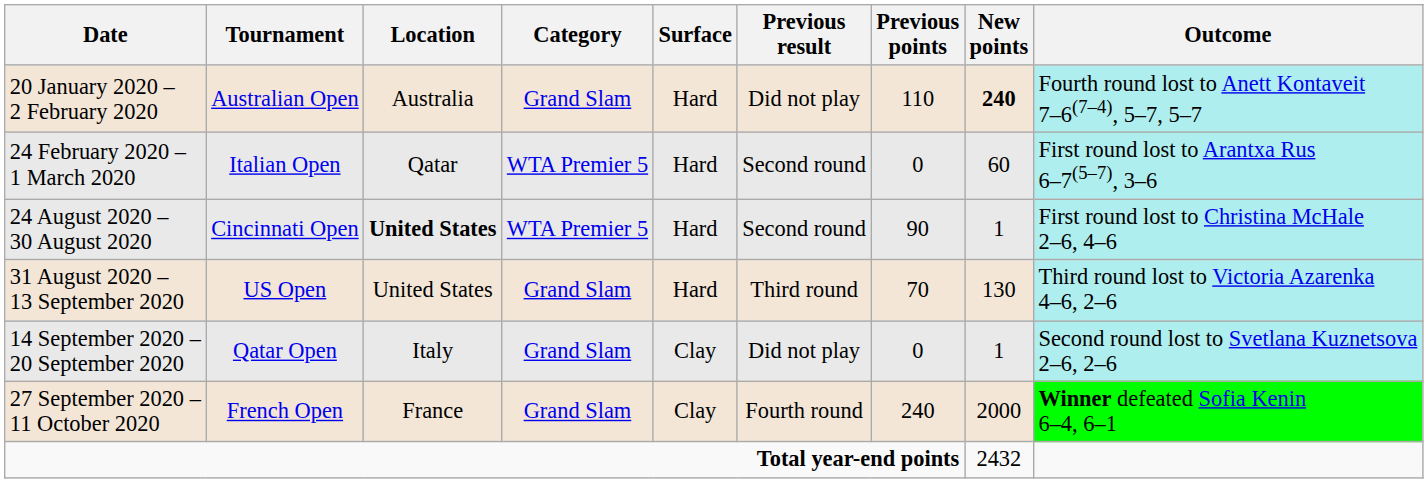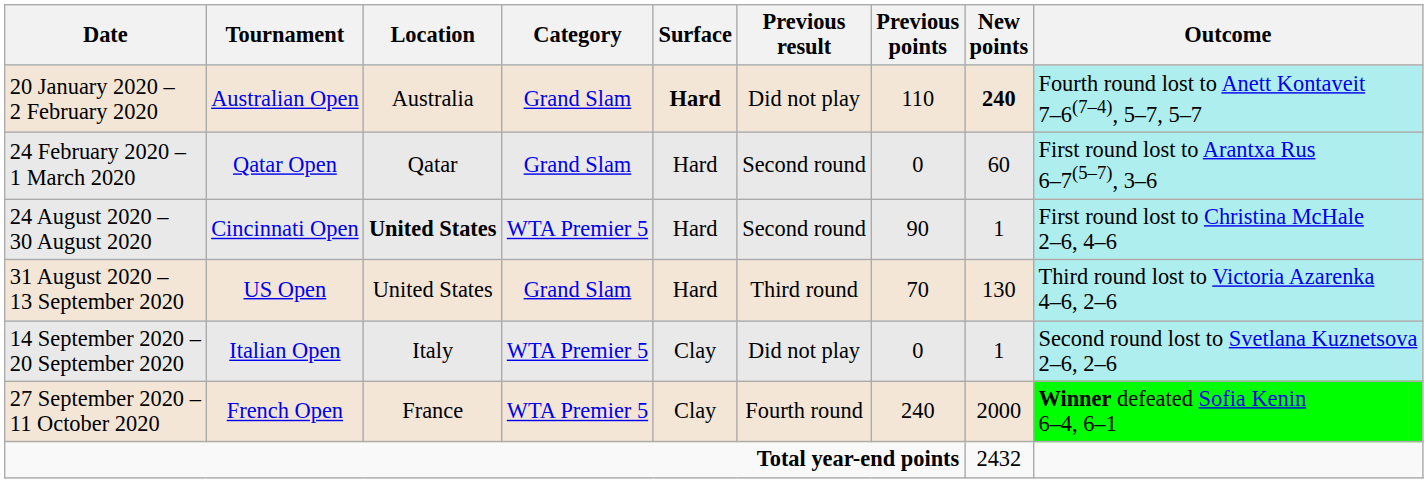(695, 98) normal -> (695, 98) bold
(285, 165) Italian Open -> (285, 165) Qatar Open
(577, 165) WTA Premier 5 -> (577, 165) Grand Slam
(285, 350) Qatar Open -> (285, 350) Italian Open
(577, 350) Grand Slam -> (577, 350) WTA Premier 5
(577, 411) Grand Slam -> (577, 411) WTA Premier 5
